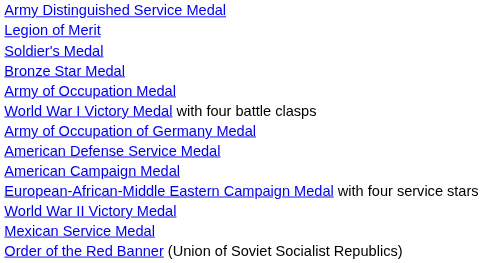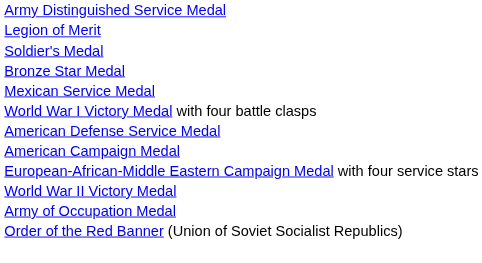rows swapped: (80, 231) <-> (90, 91)
- row: (130, 131)
